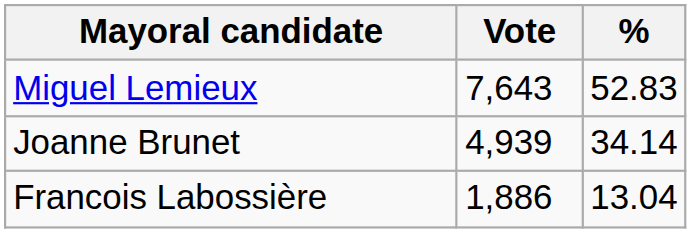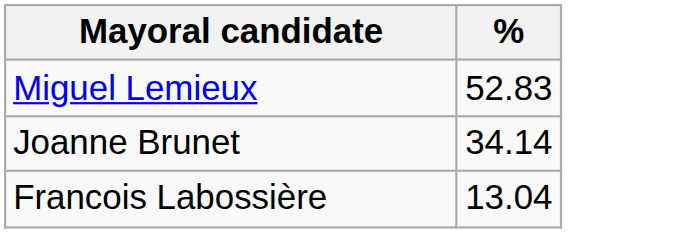- column: (520, 32)
